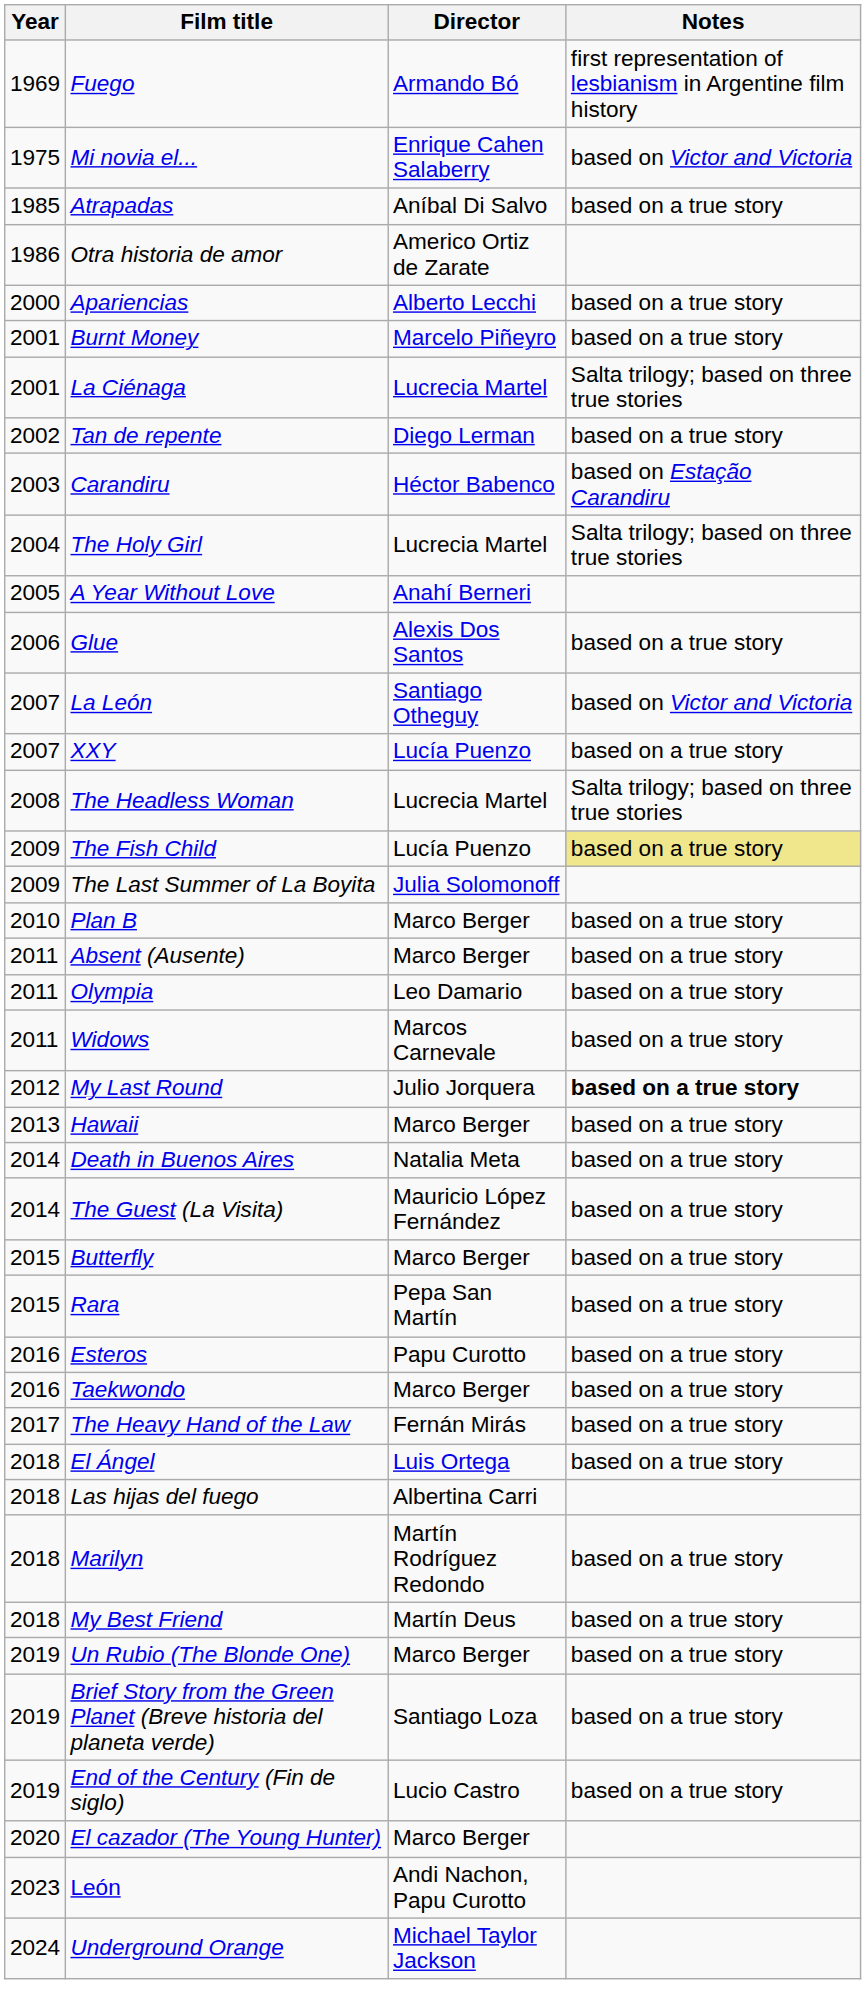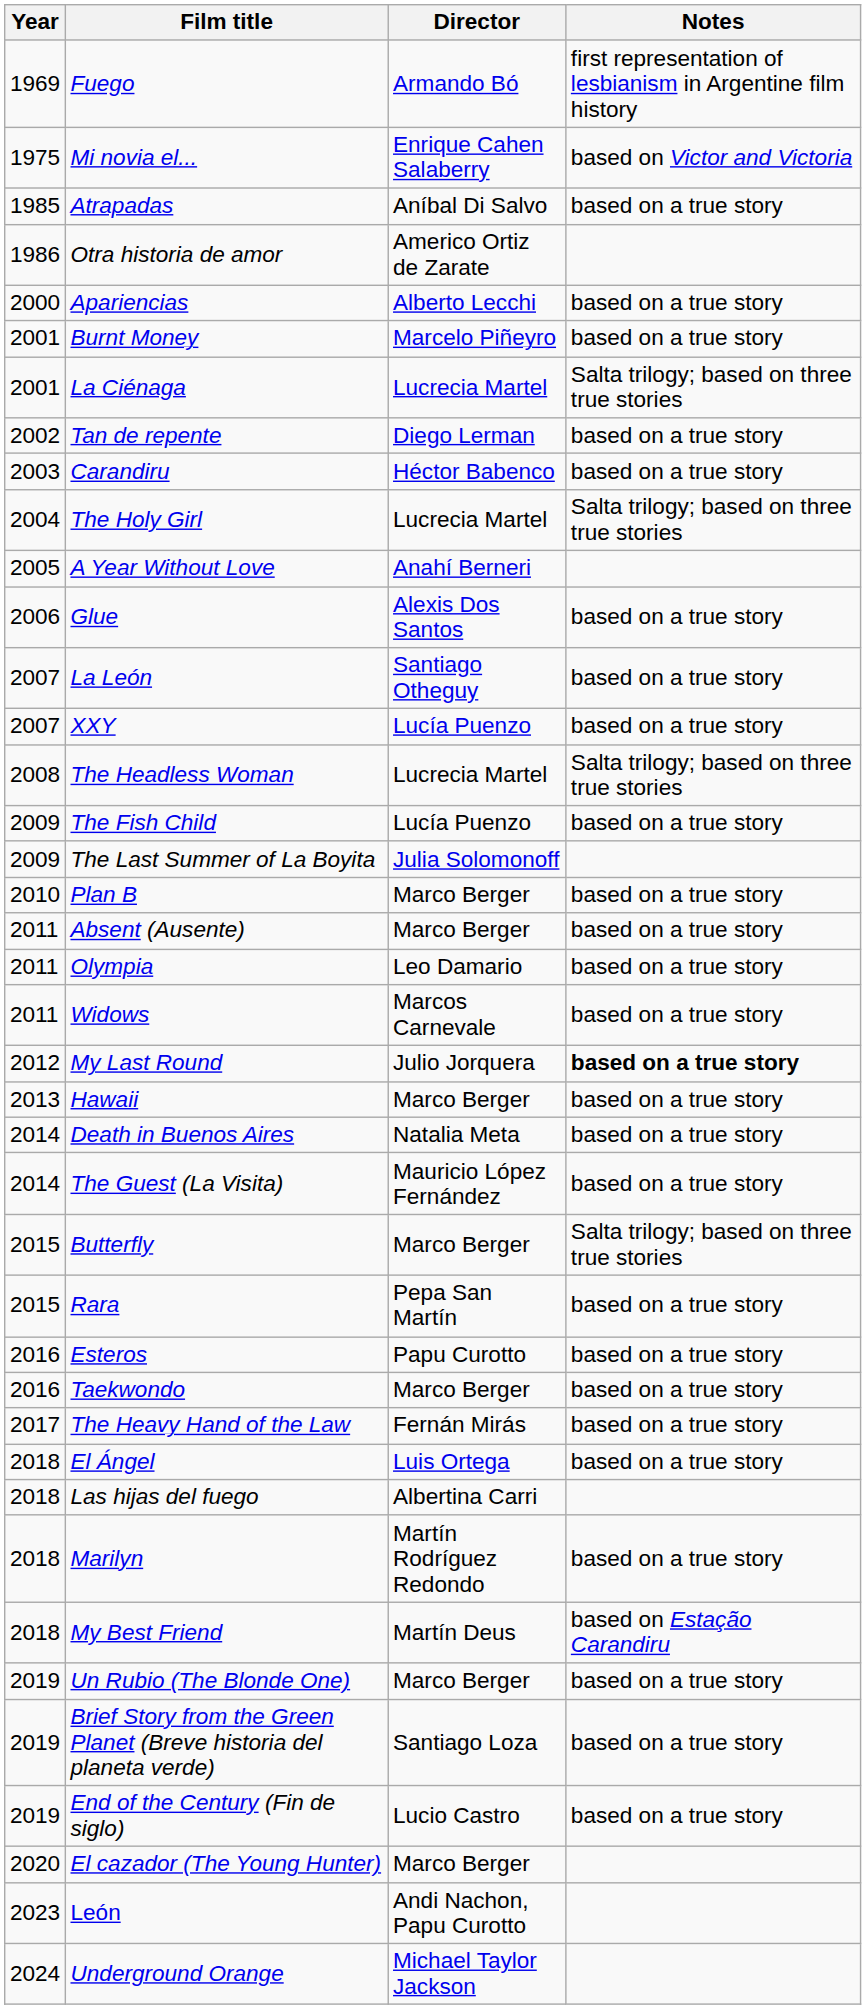(661, 483) based on Estação Carandiru -> (677, 471) based on a true story
(712, 703) based on Victor and Victoria -> (677, 677) based on a true story
(677, 848) khaki background -> (677, 823) no background
(677, 1257) based on a true story -> (711, 1244) Salta trilogy; based on three true stories
(677, 1619) based on a true story -> (661, 1632) based on Estação Carandiru
